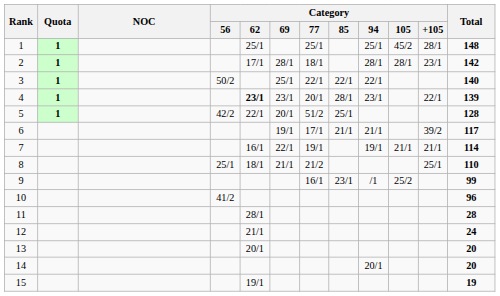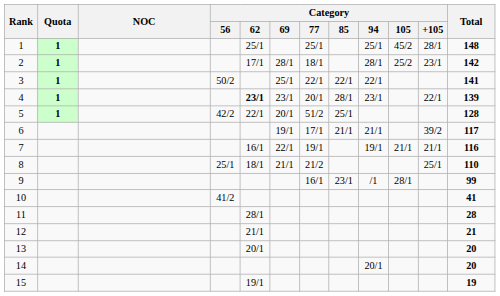(403, 63) 28/1 -> (403, 63) 25/2
(471, 80) 140 -> (471, 80) 141
(471, 148) 114 -> (471, 148) 116
(403, 181) 25/2 -> (403, 181) 28/1
(471, 198) 96 -> (471, 198) 41
(471, 232) 24 -> (471, 232) 21
